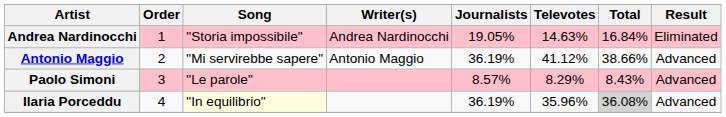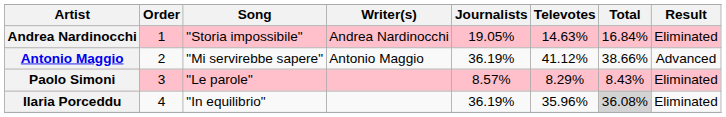(686, 79) Advanced -> (686, 79) Eliminated
(226, 101) lightyellow background -> (226, 101) no background
(686, 101) Advanced -> (686, 101) Eliminated
